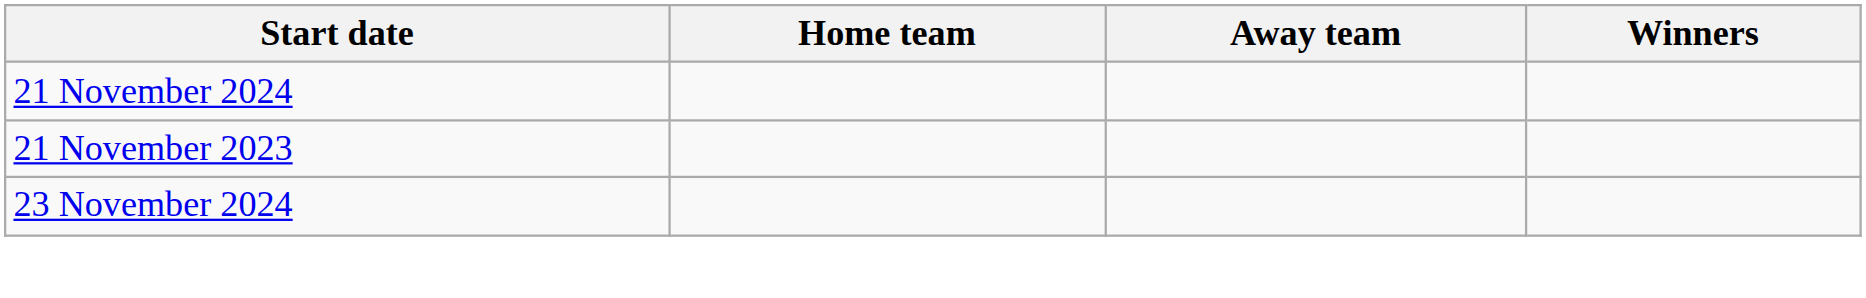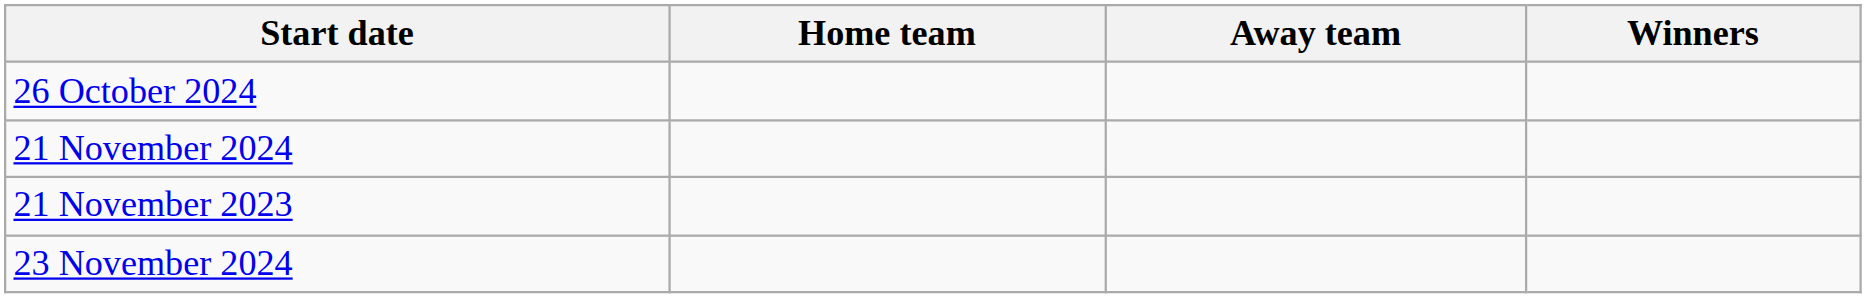+ row: (135, 90)
